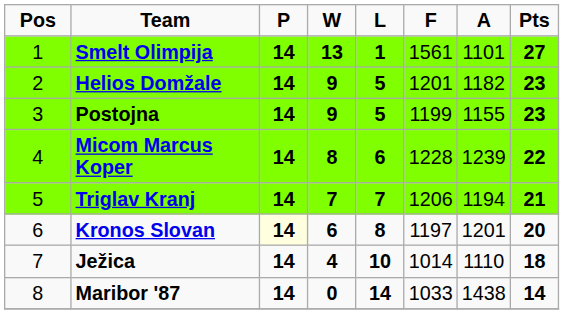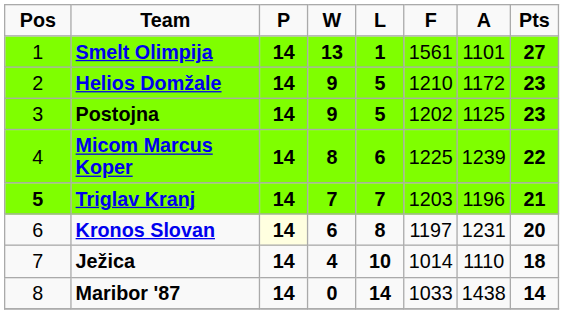(431, 83) 1201 -> (431, 83) 1210
(484, 83) 1182 -> (484, 83) 1172
(431, 114) 1199 -> (431, 114) 1202
(484, 114) 1155 -> (484, 114) 1125
(431, 157) 1228 -> (431, 157) 1225
(38, 199) normal -> (38, 199) bold
(431, 199) 1206 -> (431, 199) 1203
(484, 199) 1194 -> (484, 199) 1196
(484, 230) 1201 -> (484, 230) 1231
